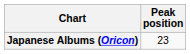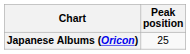(163, 40) 23 -> (163, 40) 25
